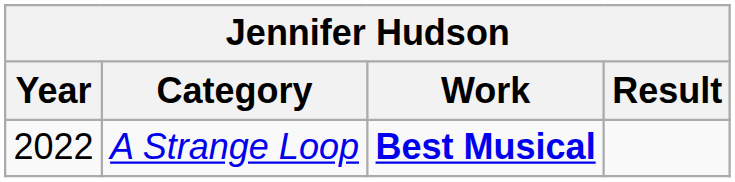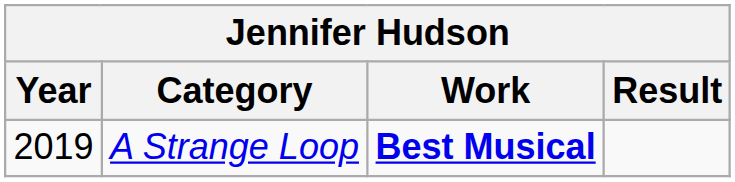(53, 147) 2022 -> (53, 147) 2019
